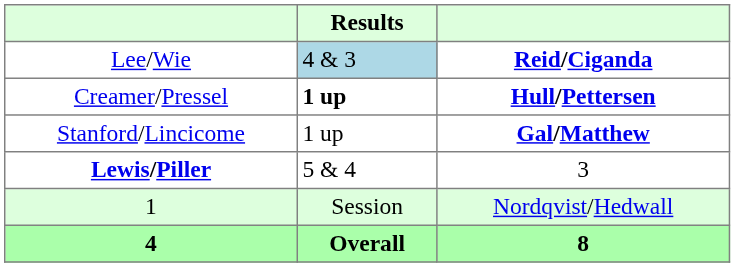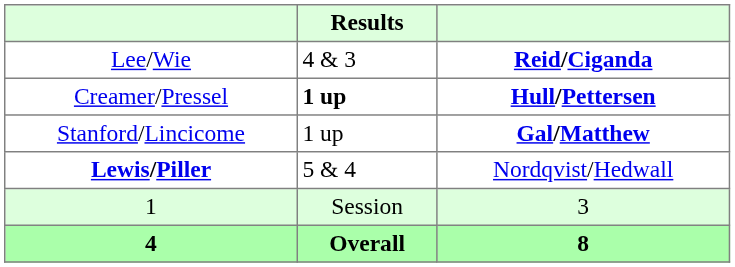(329, 59) lightblue background -> (329, 59) no background
(583, 169) 3 -> (583, 169) Nordqvist/Hedwall
(583, 206) Nordqvist/Hedwall -> (583, 206) 3
